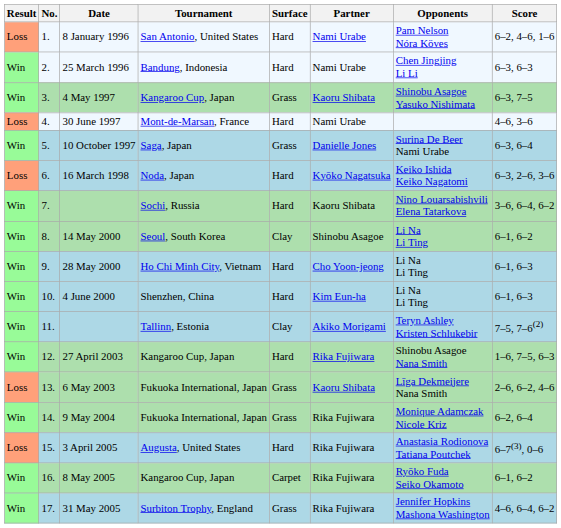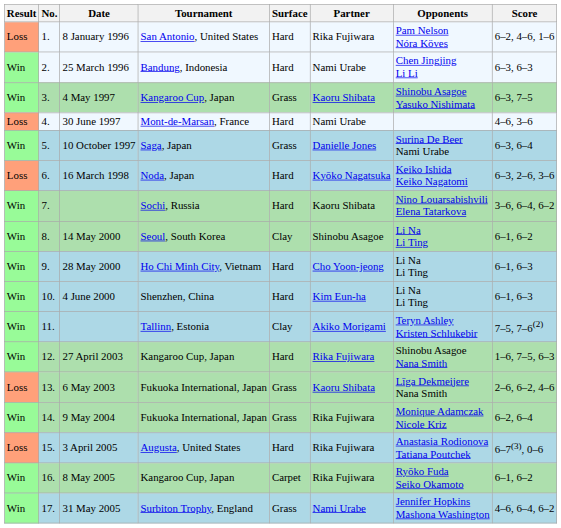(339, 36) Nami Urabe -> (343, 36) Rika Fujiwara
(343, 507) Rika Fujiwara -> (339, 507) Nami Urabe
